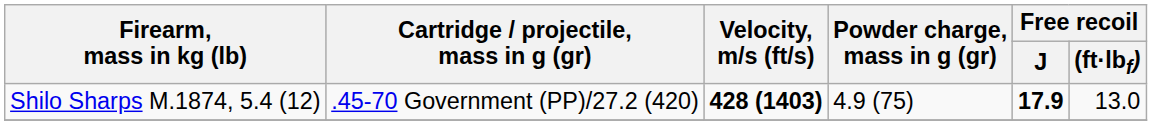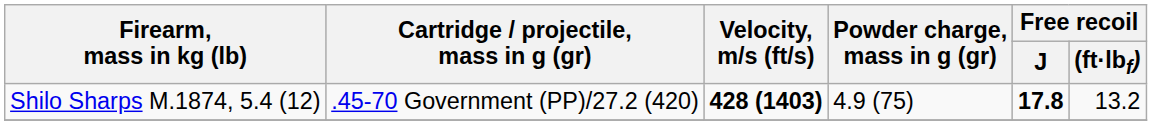(1041, 101) 17.9 -> (1041, 101) 17.8
(1118, 101) 13.0 -> (1118, 101) 13.2
